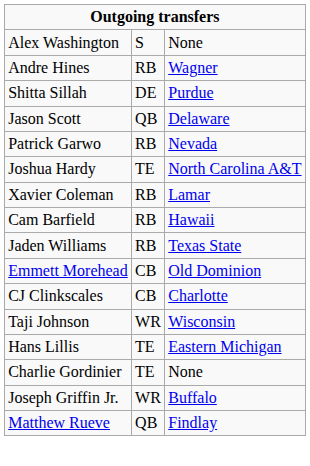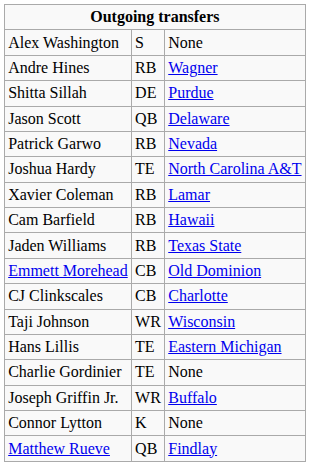+ row: (55, 423)
